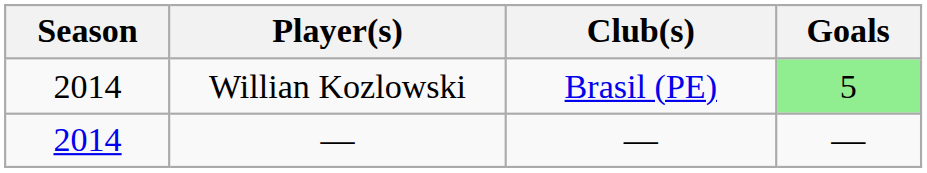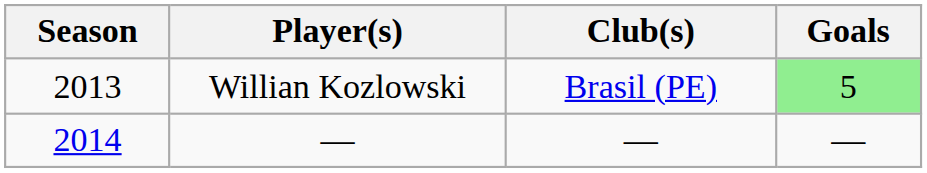(88, 85) 2014 -> (88, 85) 2013
